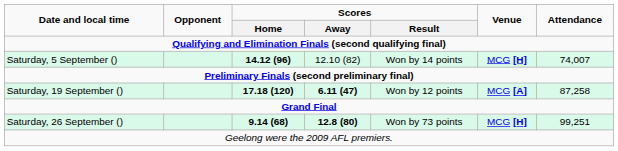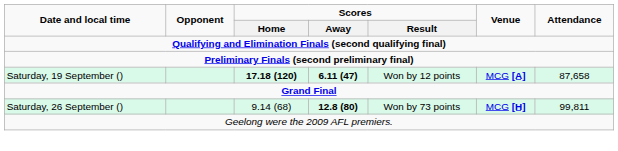- row: (62, 60)
(575, 91) 87,258 -> (574, 75) 87,658
(268, 122) bold -> (271, 107) normal
(575, 122) 99,251 -> (574, 107) 99,811
